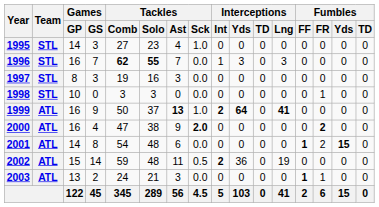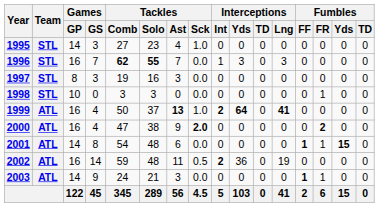(96, 111) 9 -> (96, 111) 4
(323, 144) 2 -> (323, 144) 1
(75, 161) 15 -> (75, 161) 16
(75, 177) 13 -> (75, 177) 14
(96, 177) 2 -> (96, 177) 9
